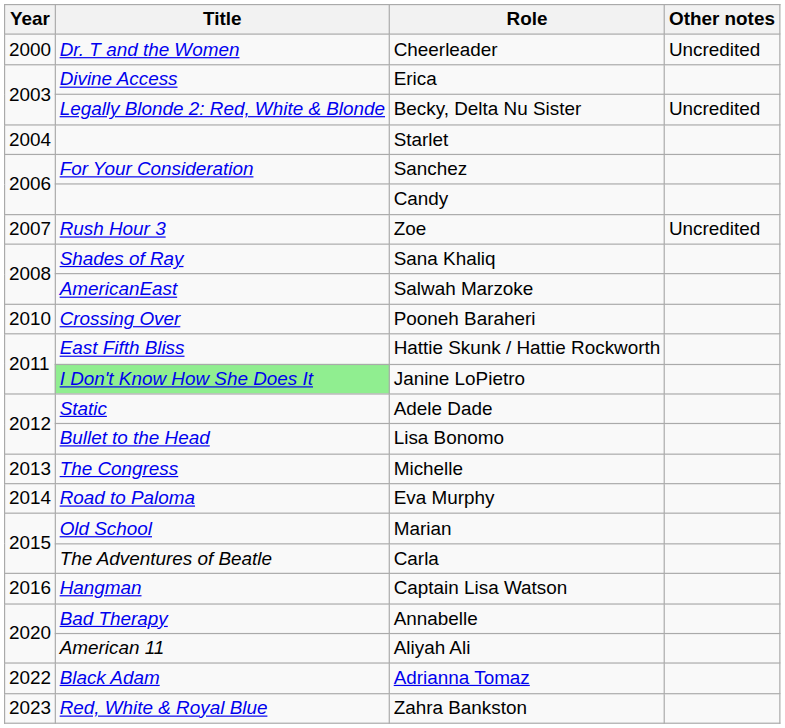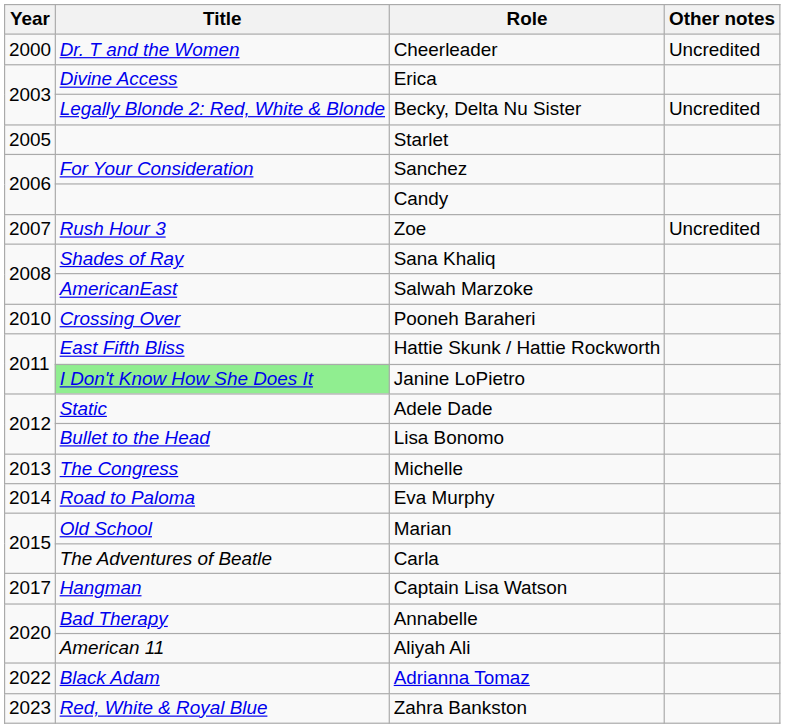(30, 139) 2004 -> (30, 139) 2005
(30, 588) 2016 -> (30, 588) 2017
